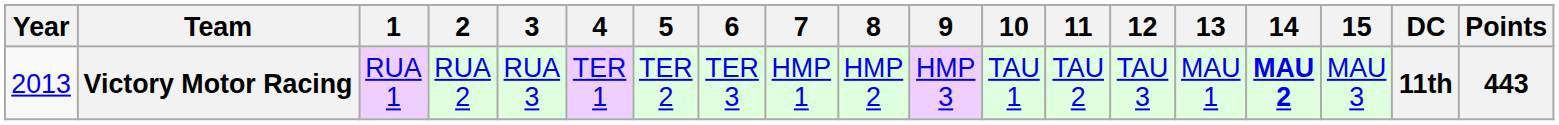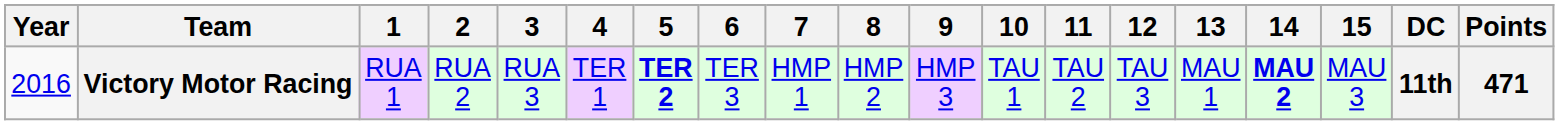(41, 83) 2013 -> (41, 83) 2016
(666, 83) normal -> (666, 83) bold
(1506, 83) 443 -> (1506, 83) 471
